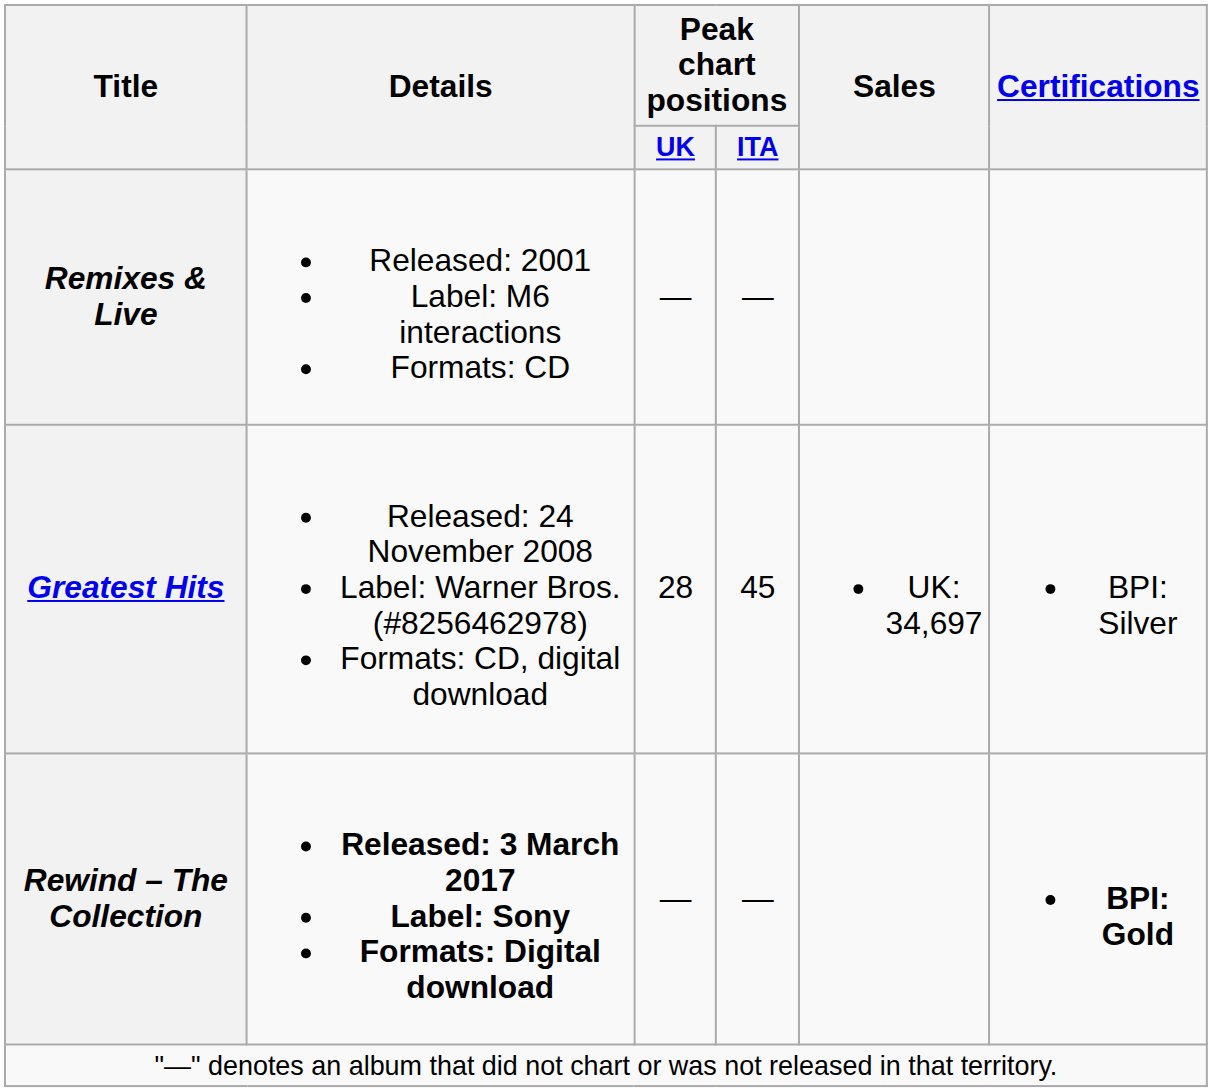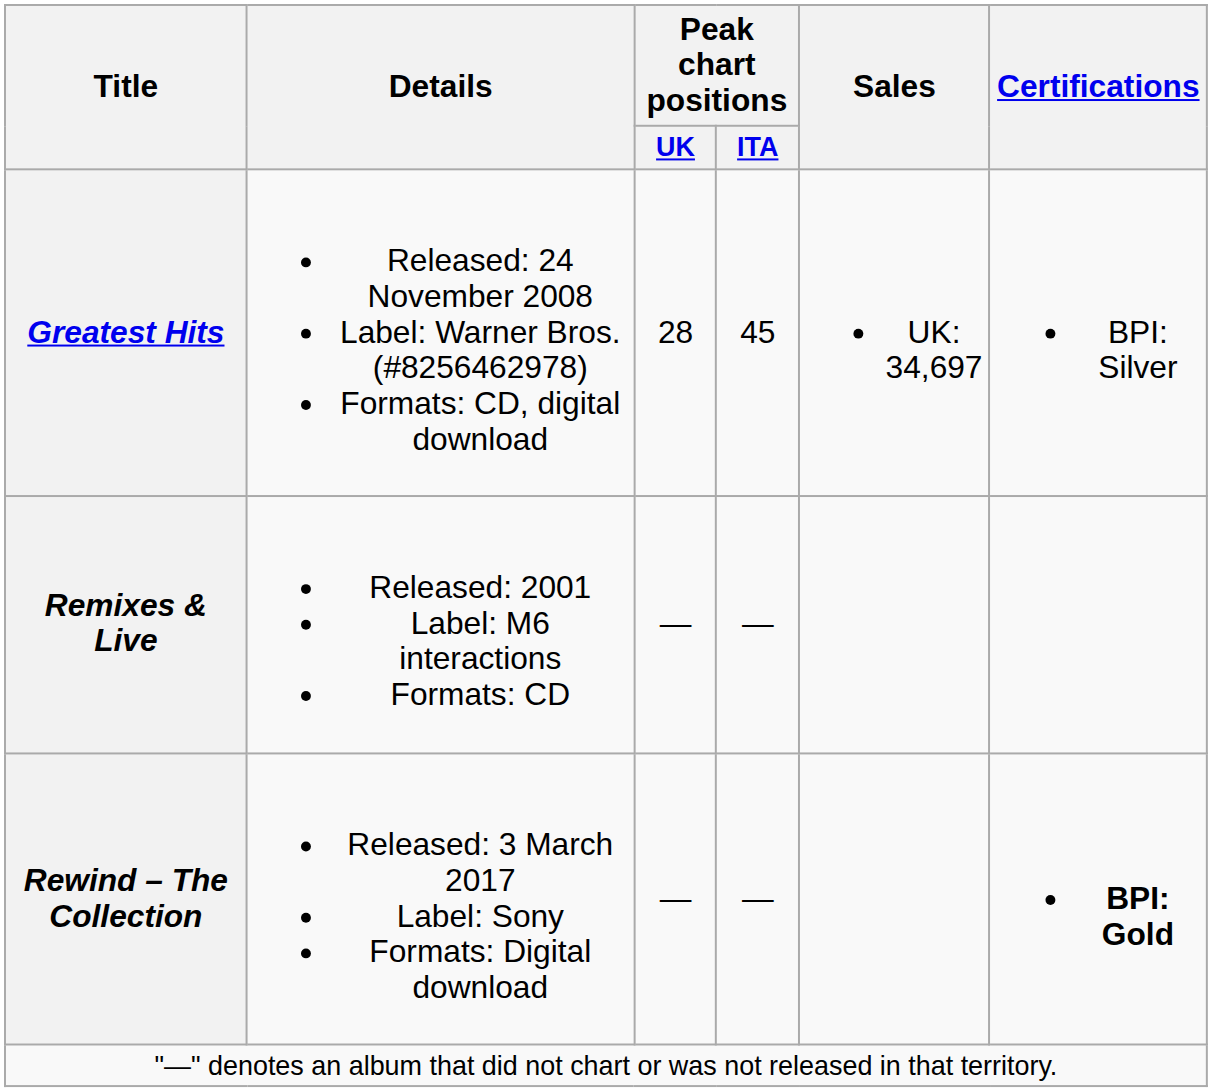rows swapped: (126, 296) <-> (126, 588)
(441, 916) bold -> (441, 916) normal
